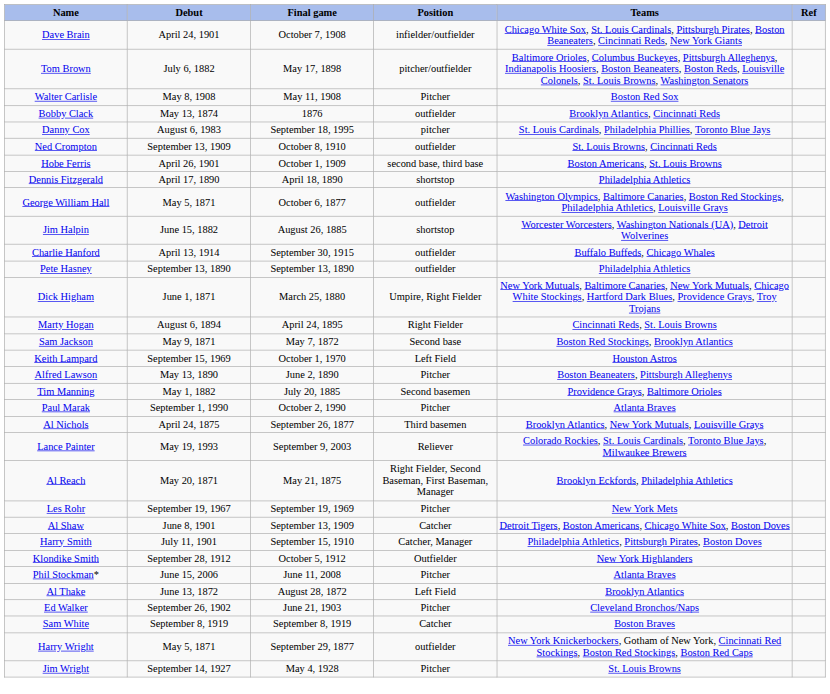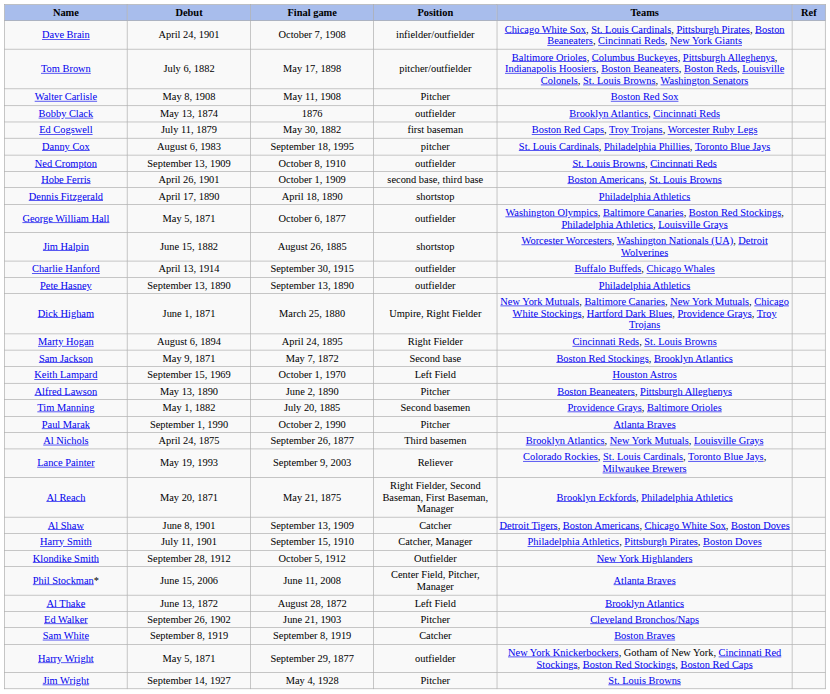+ row: (66, 130)
- row: (66, 509)
(435, 575) Pitcher -> (435, 580) Center Field, Pitcher, Manager
